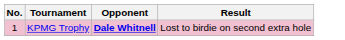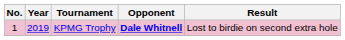+ column: (38, 12)
